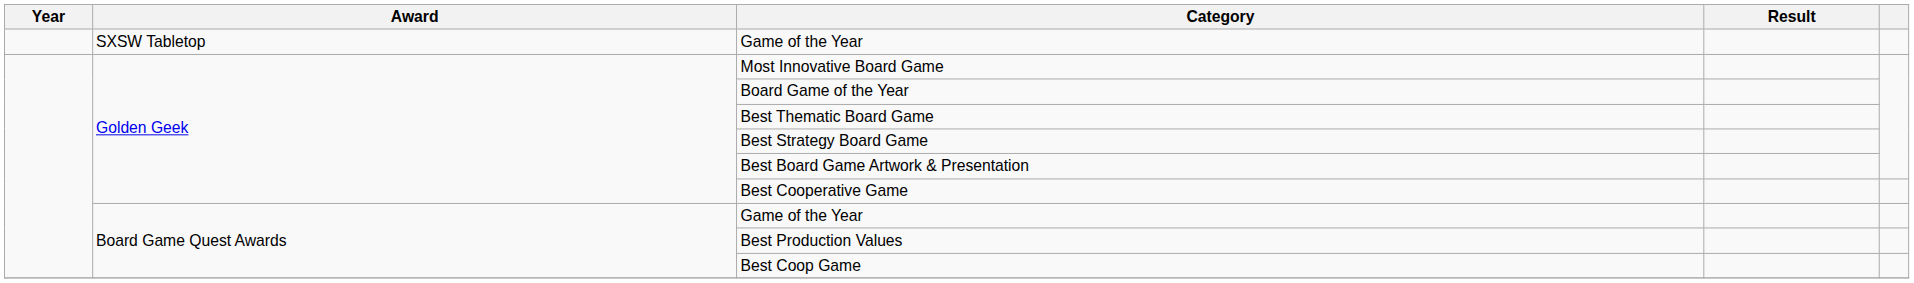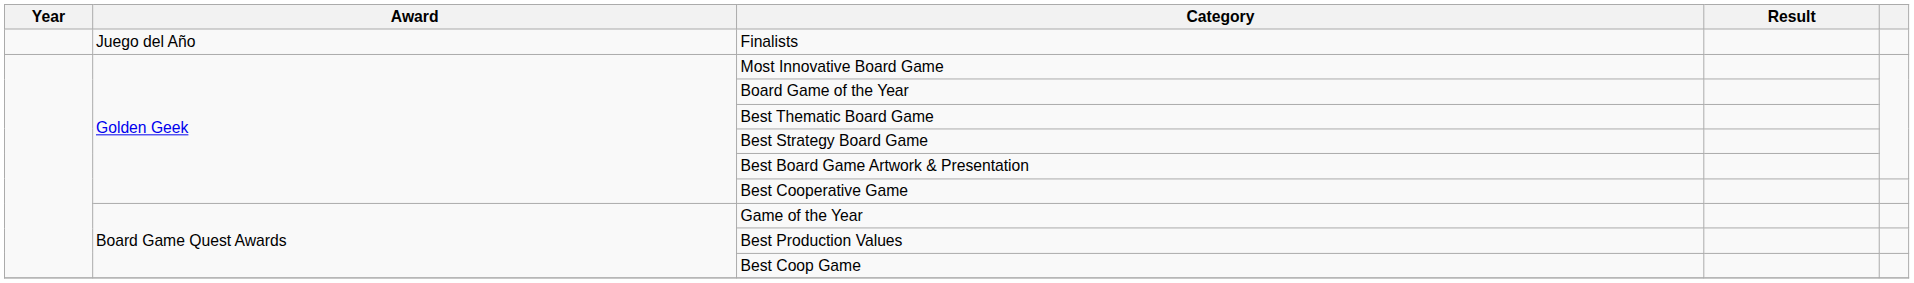+ row: (146, 41)
- row: (151, 41)
